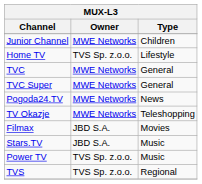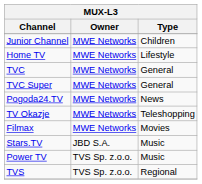(102, 56) TVS Sp. z.o.o. -> (104, 56) MWE Networks
(91, 128) JBD S.A. -> (104, 128) MWE Networks
